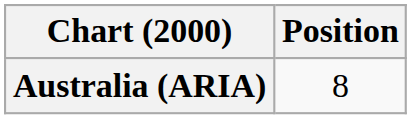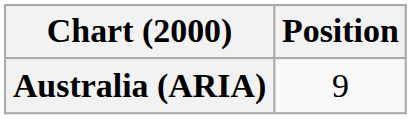(340, 85) 8 -> (340, 85) 9
